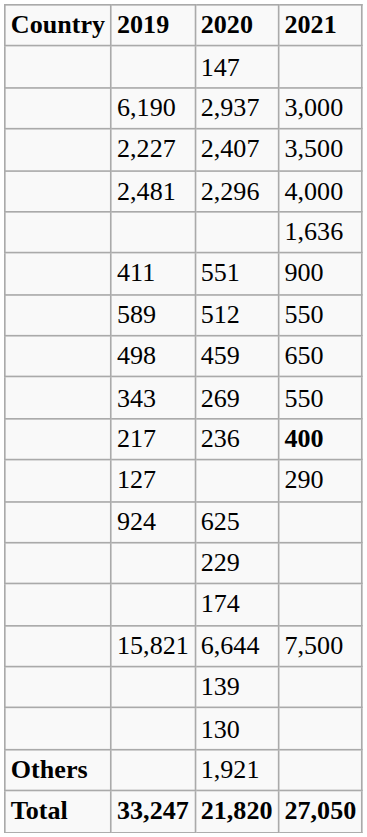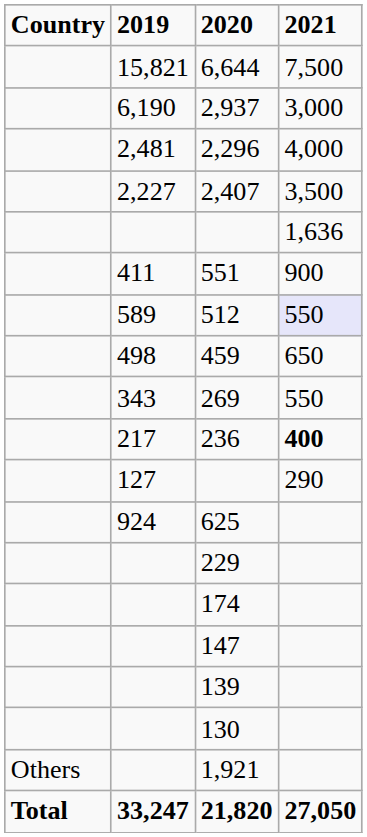rows swapped: (153, 645) <-> (153, 67)
rows swapped: (146, 149) <-> (146, 190)
(304, 314) no background -> (304, 314) lavender background
(49, 769) bold -> (46, 769) normal
